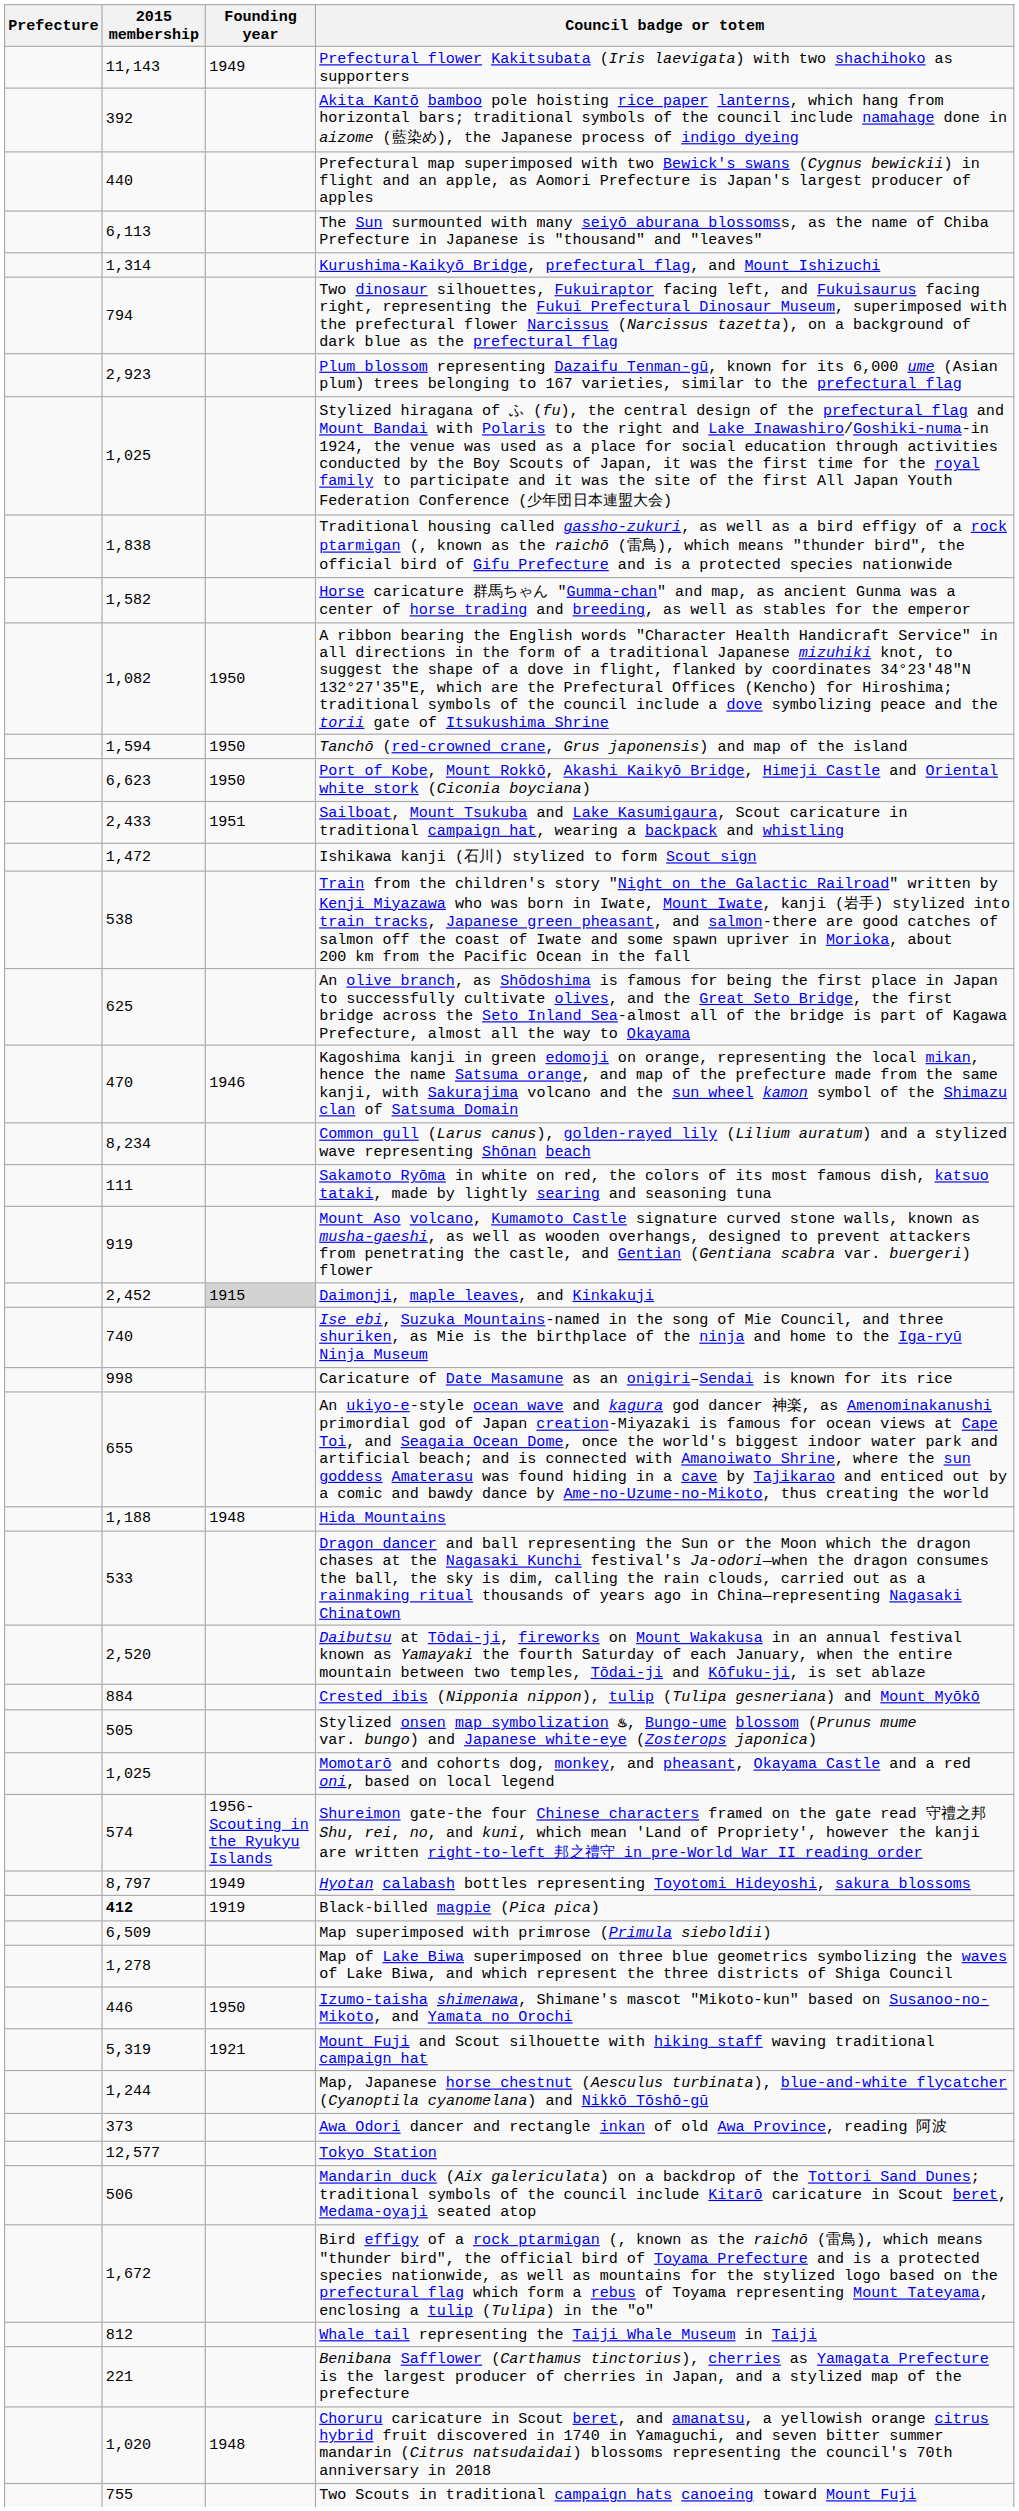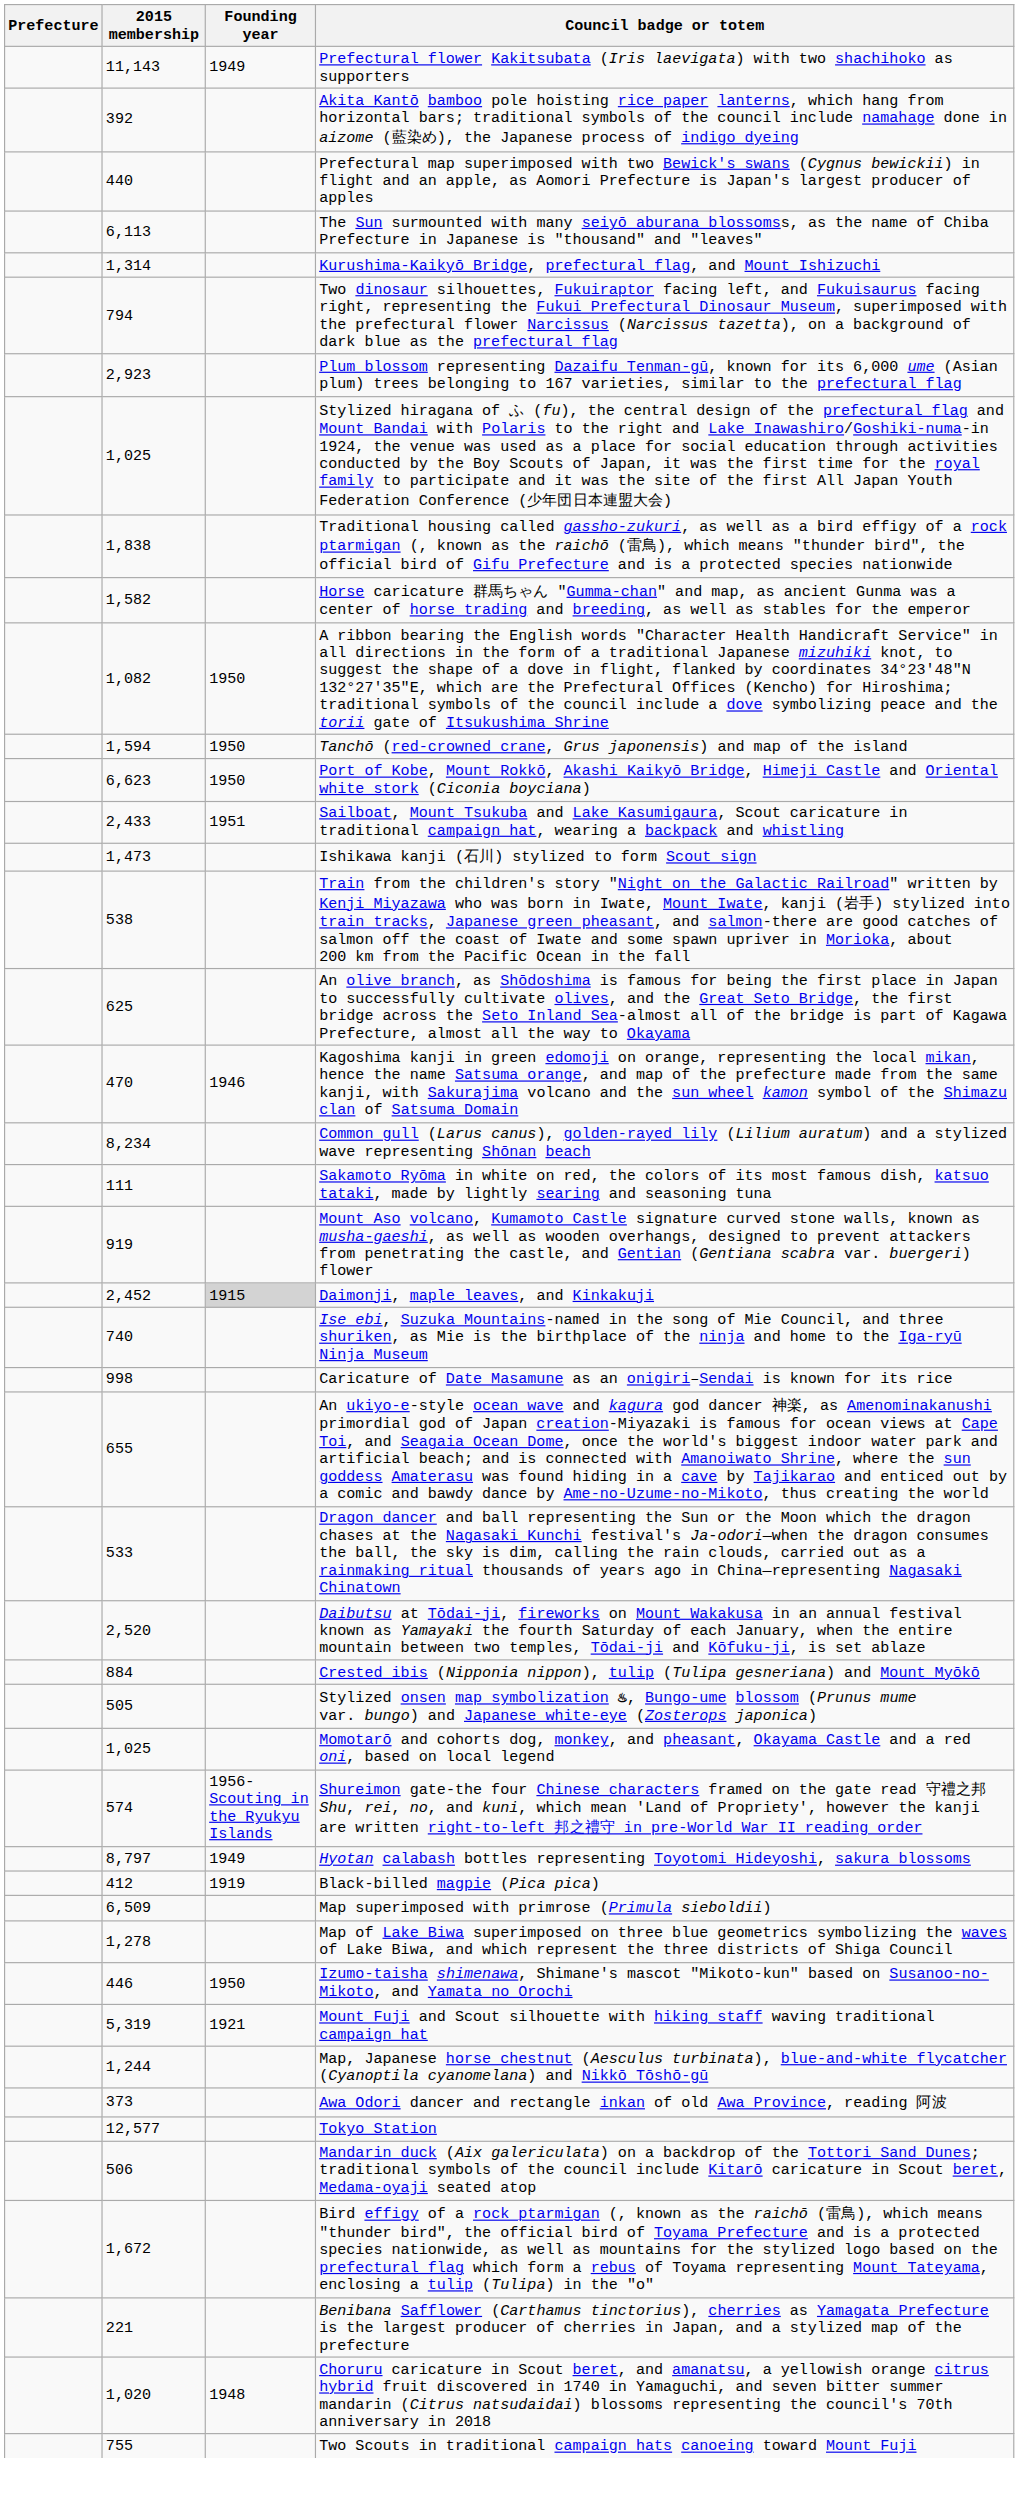(128, 857) 1,472 -> (128, 857) 1,473
- row: (383, 1519)
(119, 1908) bold -> (119, 1884) normal
- row: (568, 2335)
